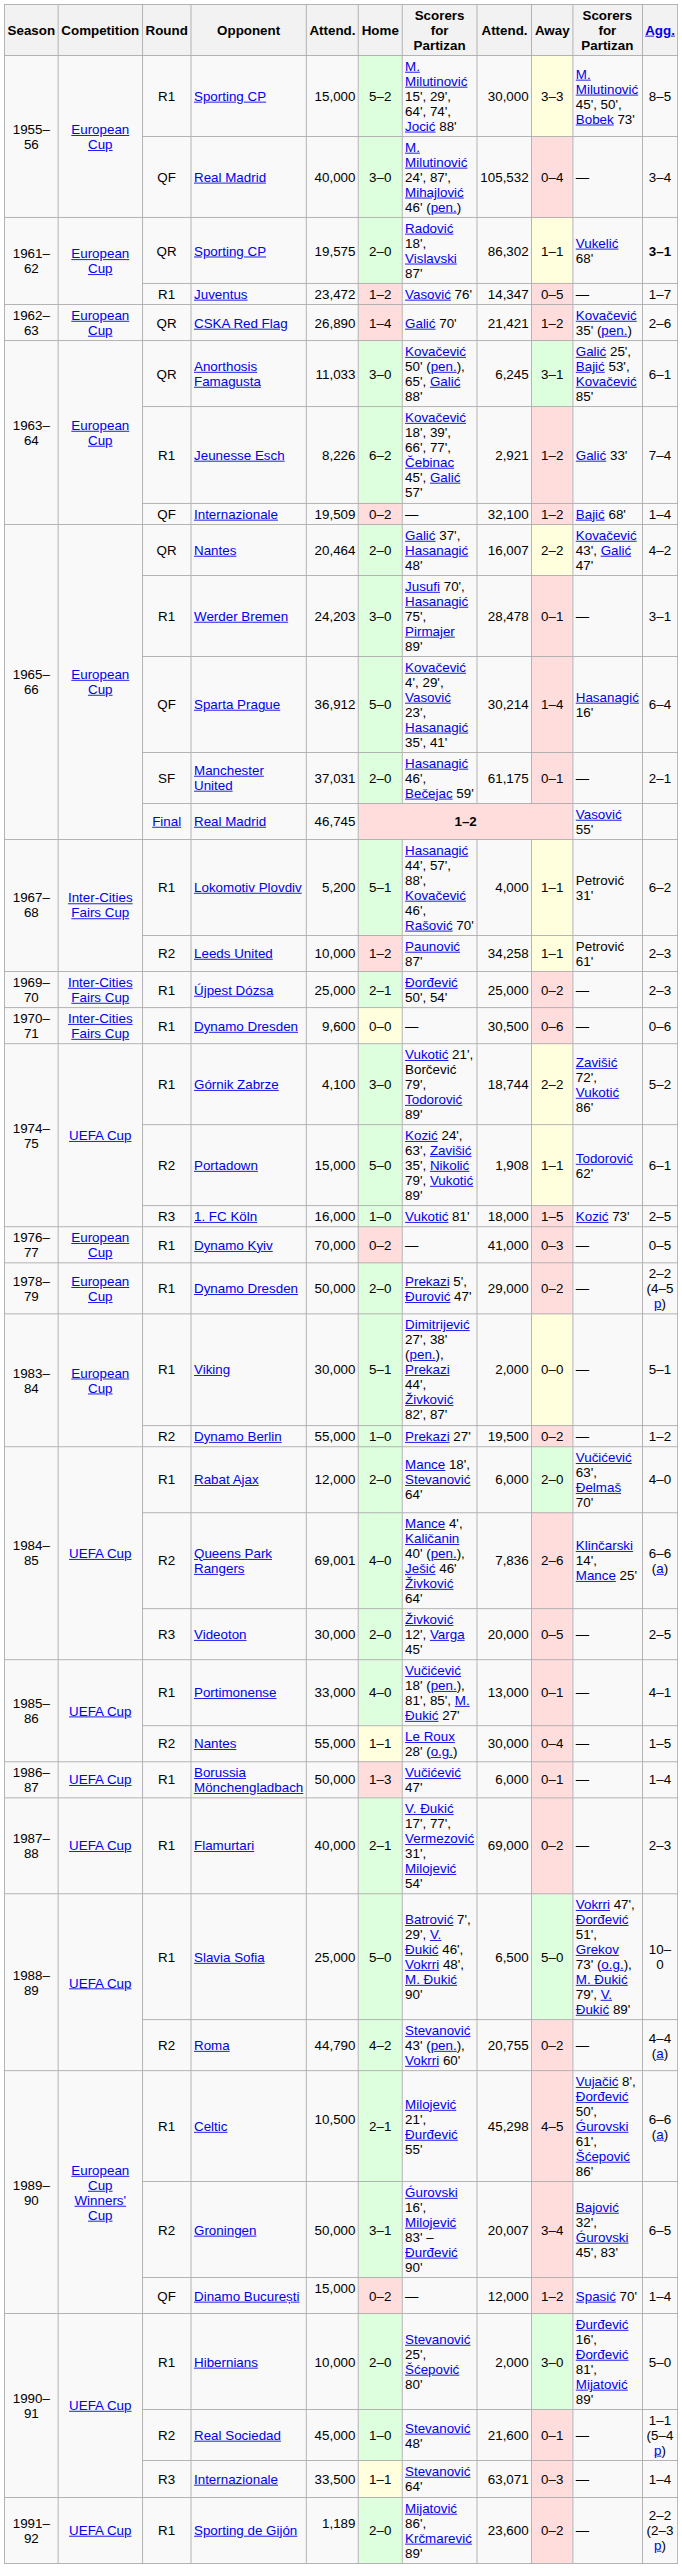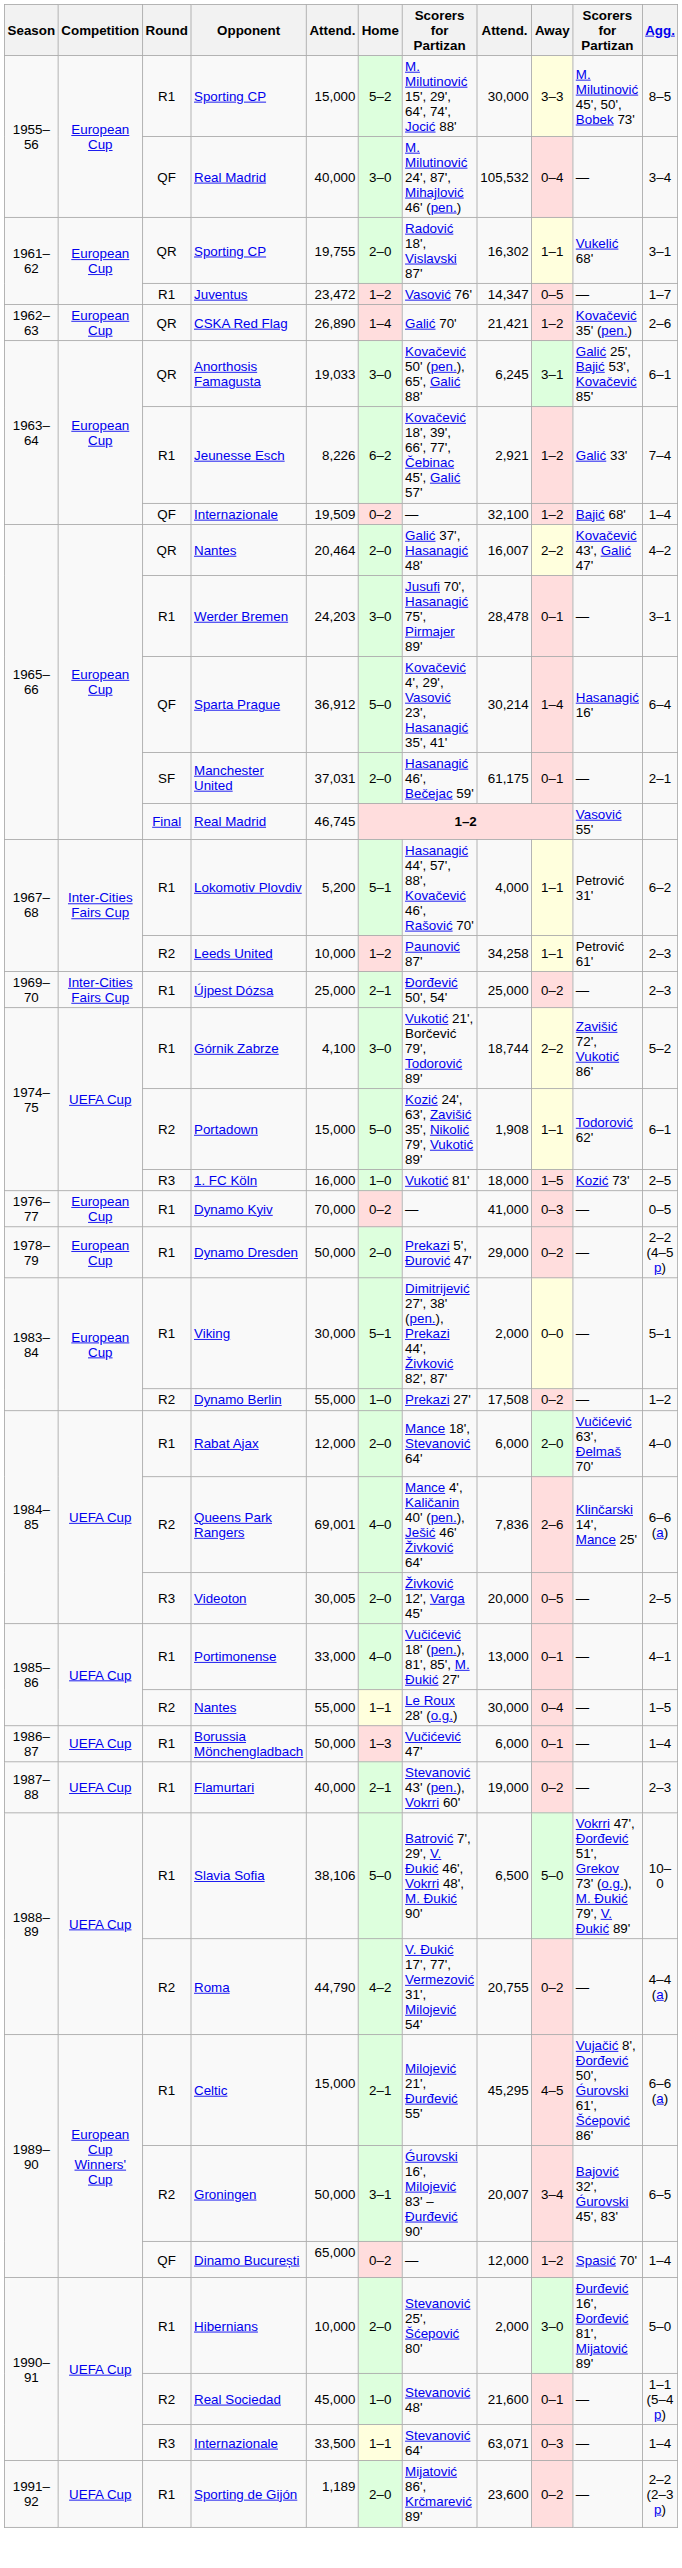(335, 251) 19,575 -> (335, 251) 19,755
(508, 251) 86,302 -> (508, 251) 16,302
(660, 251) bold -> (660, 251) normal
(336, 374) 11,033 -> (335, 374) 19,033
- row: (31, 1026)
(508, 1436) 19,500 -> (508, 1400) 17,508
(335, 1634) 30,000 -> (335, 1598) 30,005
(440, 1846) V. Đukić 17', 77', Vermezović 31', Milojević 54' -> (438, 1787) Stevanović 43' (pen.), Vokrri 60'
(508, 1846) 69,000 -> (508, 1787) 19,000
(335, 1957) 25,000 -> (335, 1876) 38,106
(438, 2045) Stevanović 43' (pen.), Vokrri 60' -> (440, 1987) V. Đukić 17', 77', Vermezović 31', Milojević 54'
(335, 2119) 10,500 -> (335, 2083) 15,000
(508, 2126) 45,298 -> (508, 2090) 45,295
(335, 2288) 15,000 -> (335, 2252) 65,000
